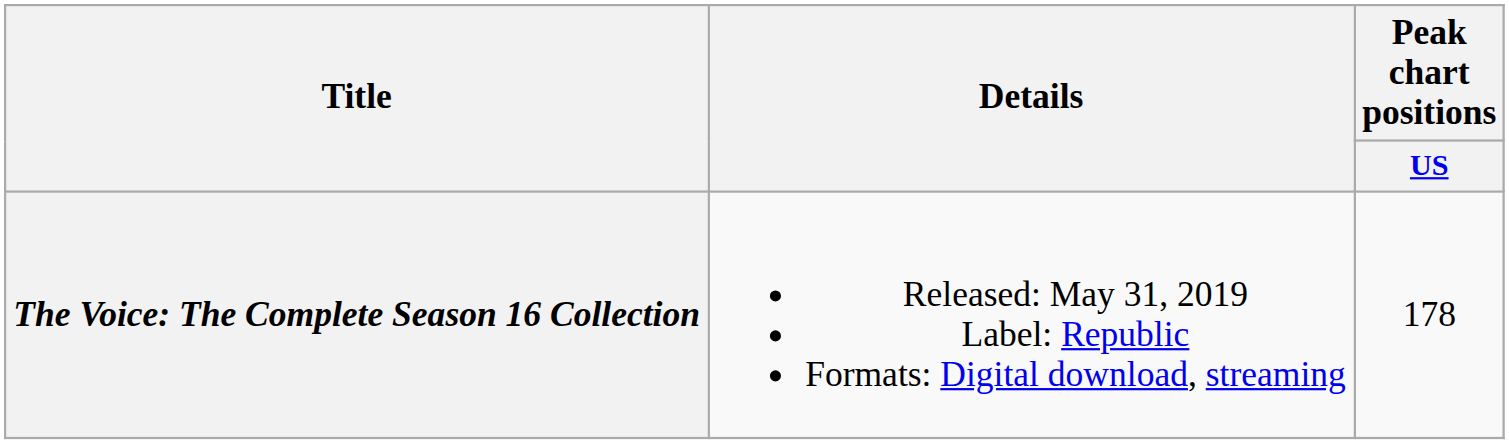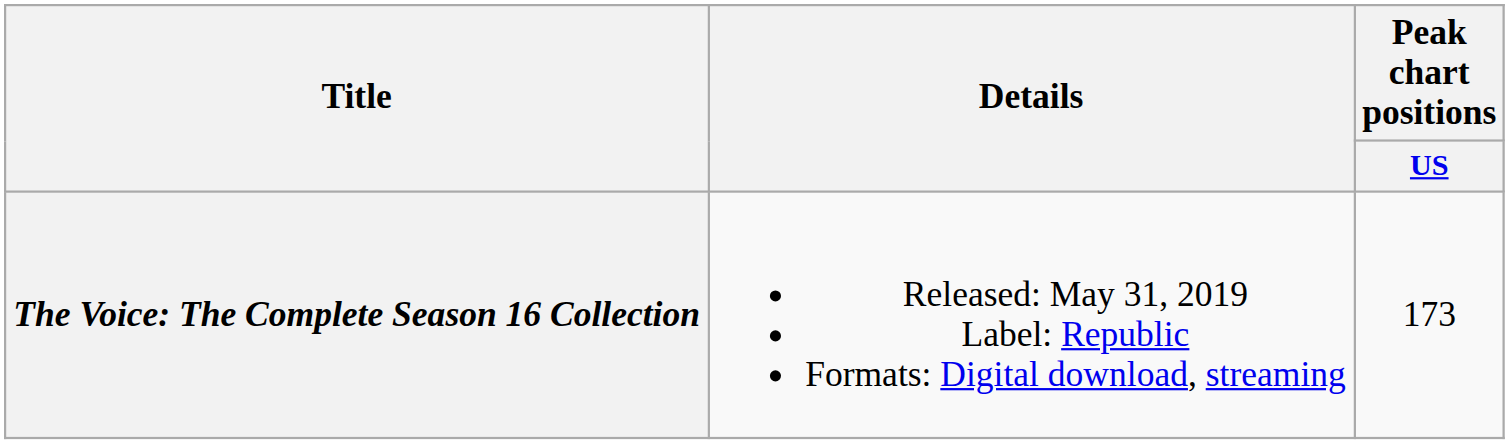(1429, 314) 178 -> (1429, 314) 173
